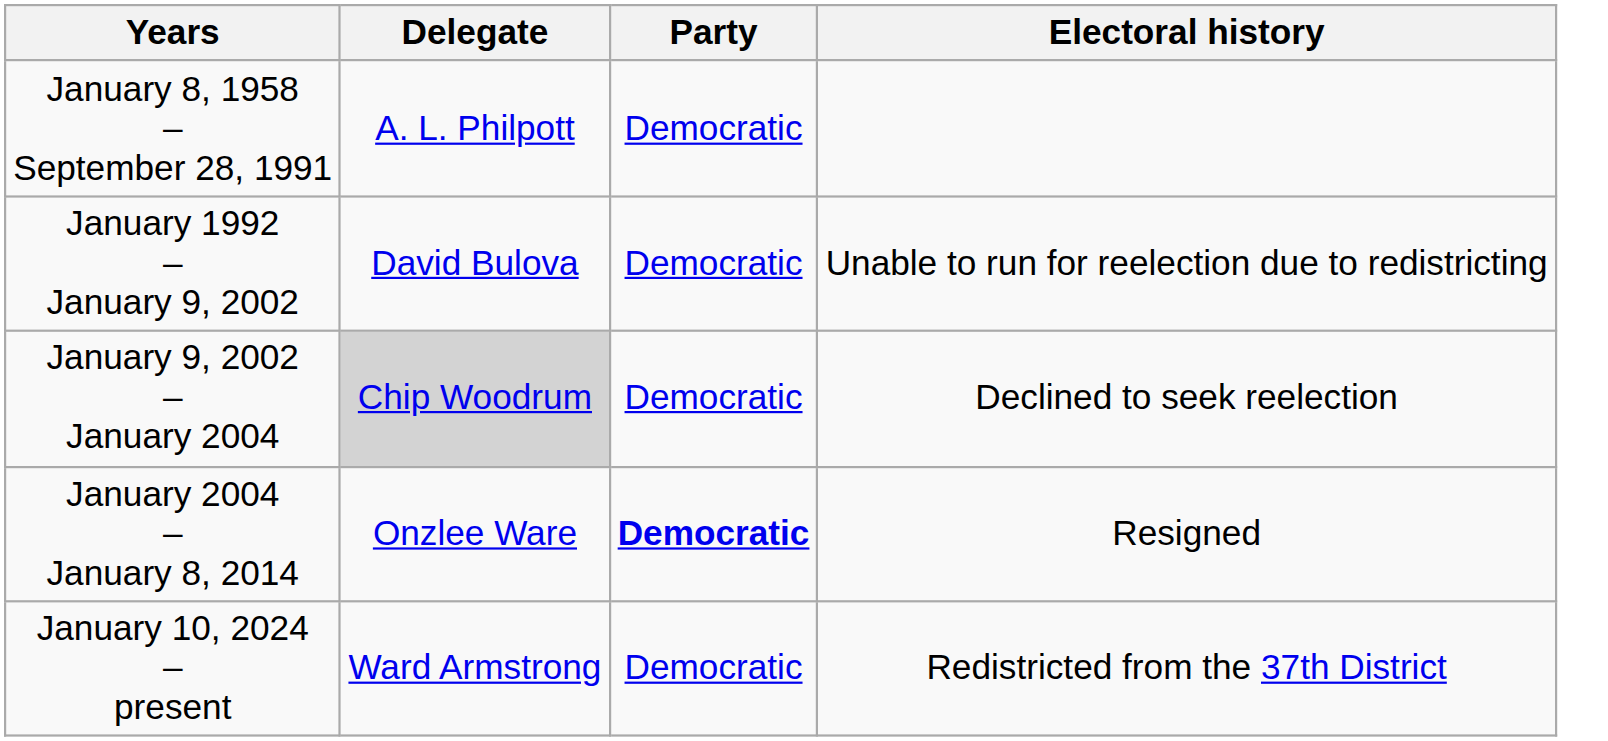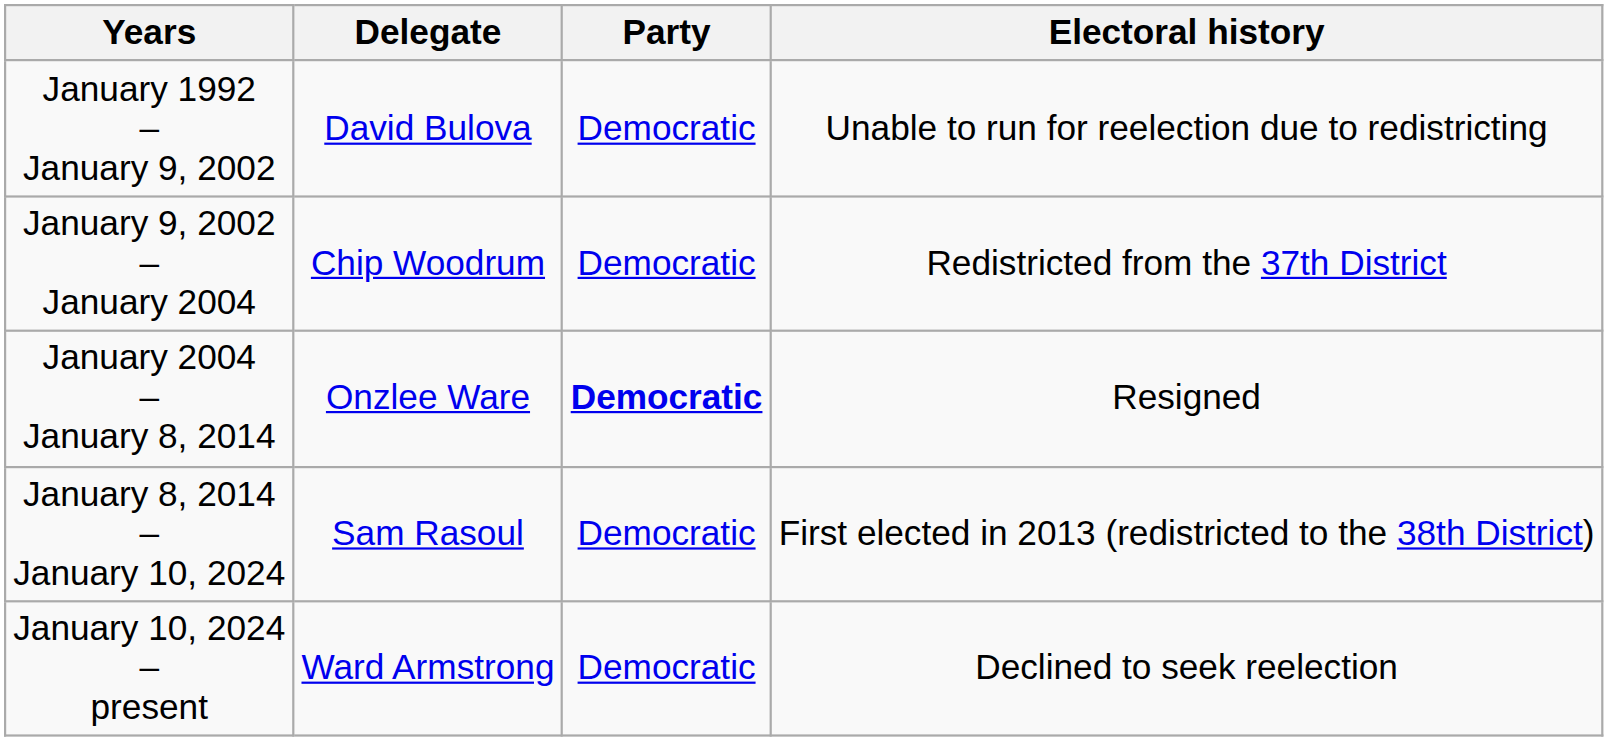- row: (173, 127)
(475, 397) lightgrey background -> (428, 262) no background
(1187, 397) Declined to seek reelection -> (1187, 262) Redistricted from the 37th District
+ row: (149, 532)
(1187, 667) Redistricted from the 37th District -> (1187, 667) Declined to seek reelection
